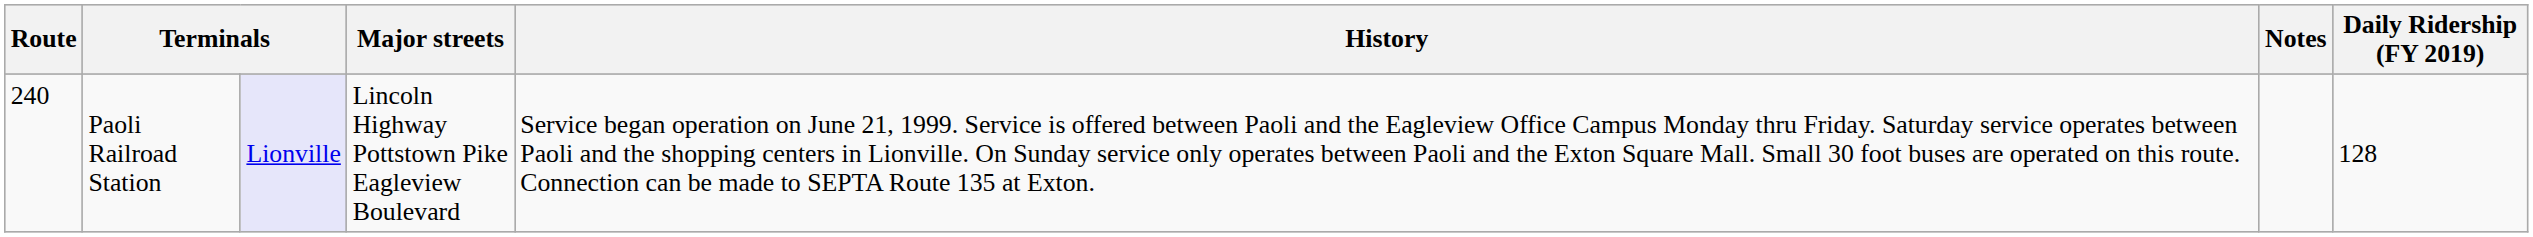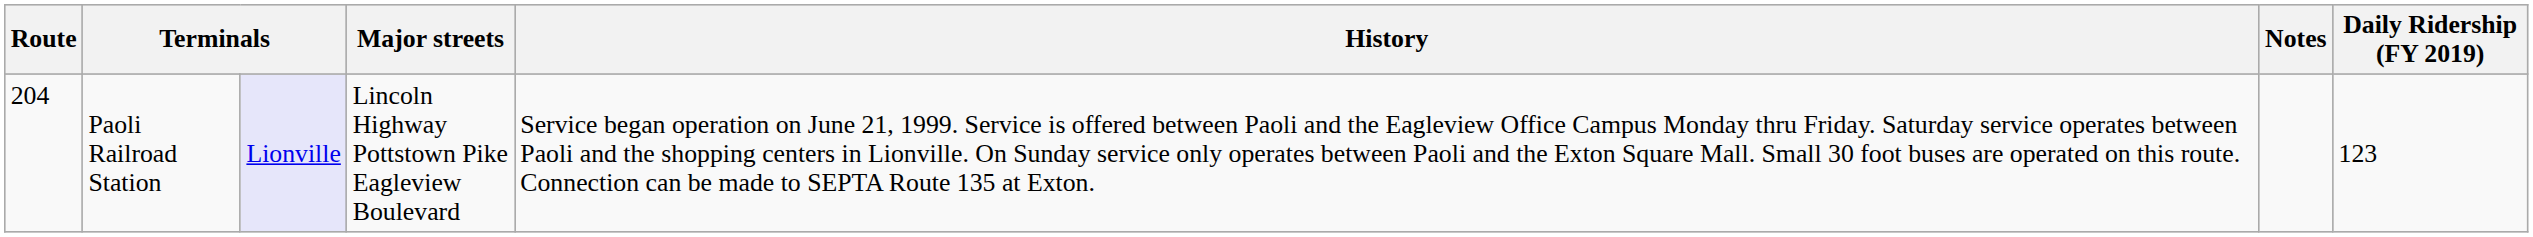(44, 95) 240 -> (44, 95) 204
(2358, 152) 128 -> (2358, 152) 123
